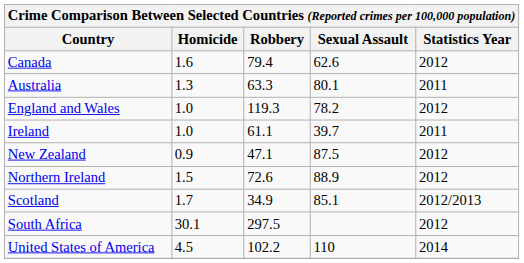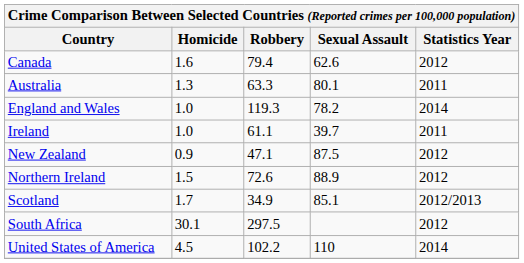(434, 108) 2012 -> (434, 108) 2014
